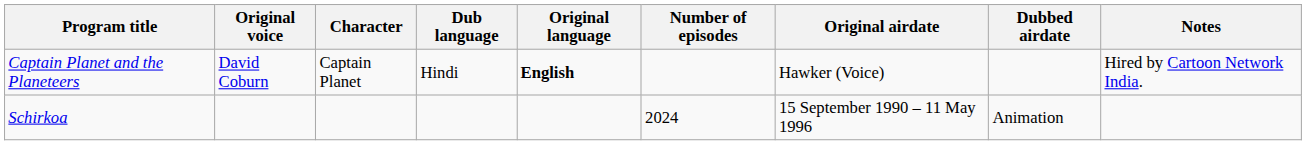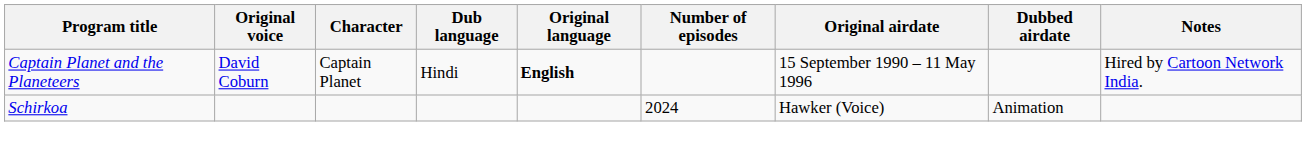(832, 72) Hawker (Voice) -> (877, 72) 15 September 1990 – 11 May 1996
(877, 117) 15 September 1990 – 11 May 1996 -> (832, 107) Hawker (Voice)
